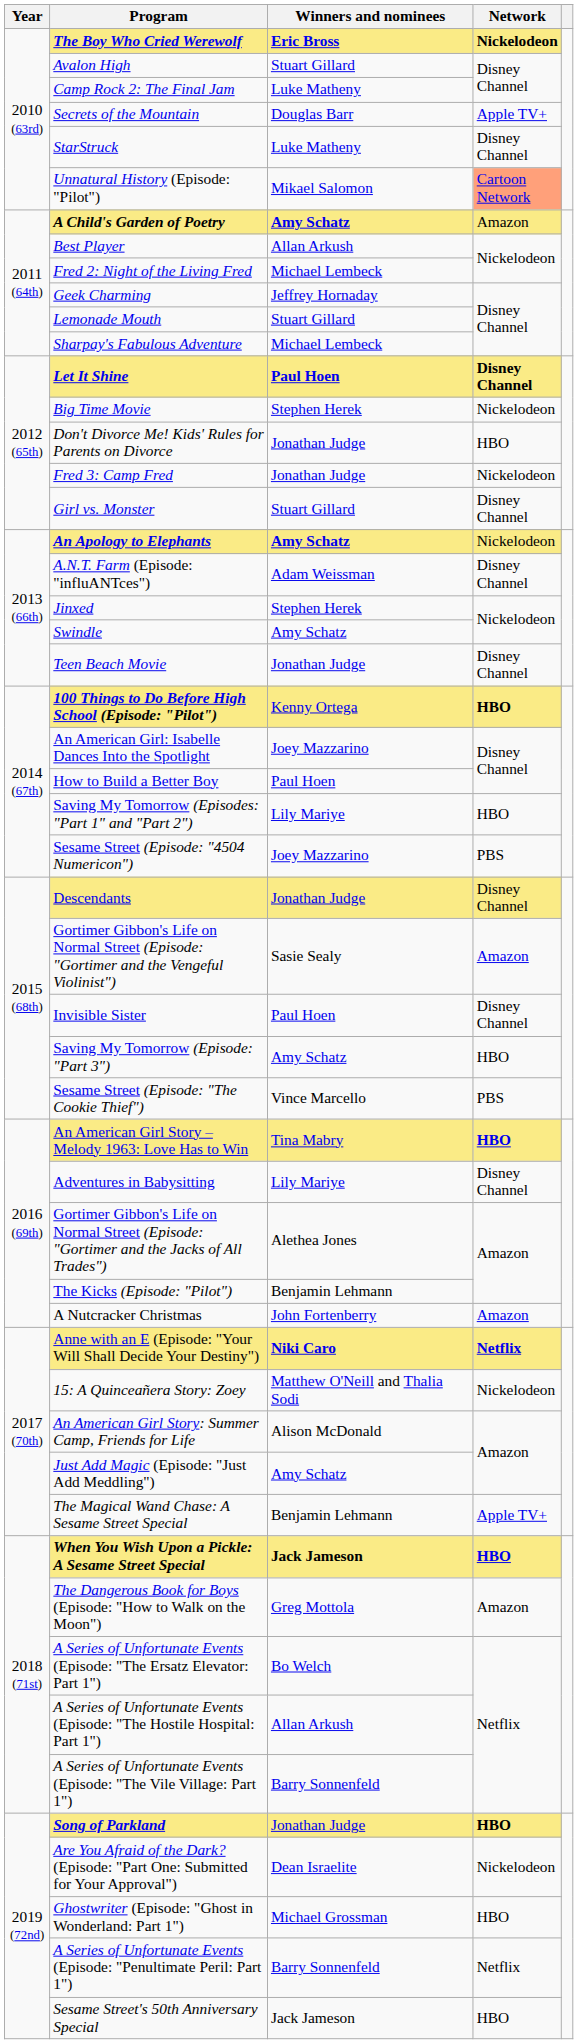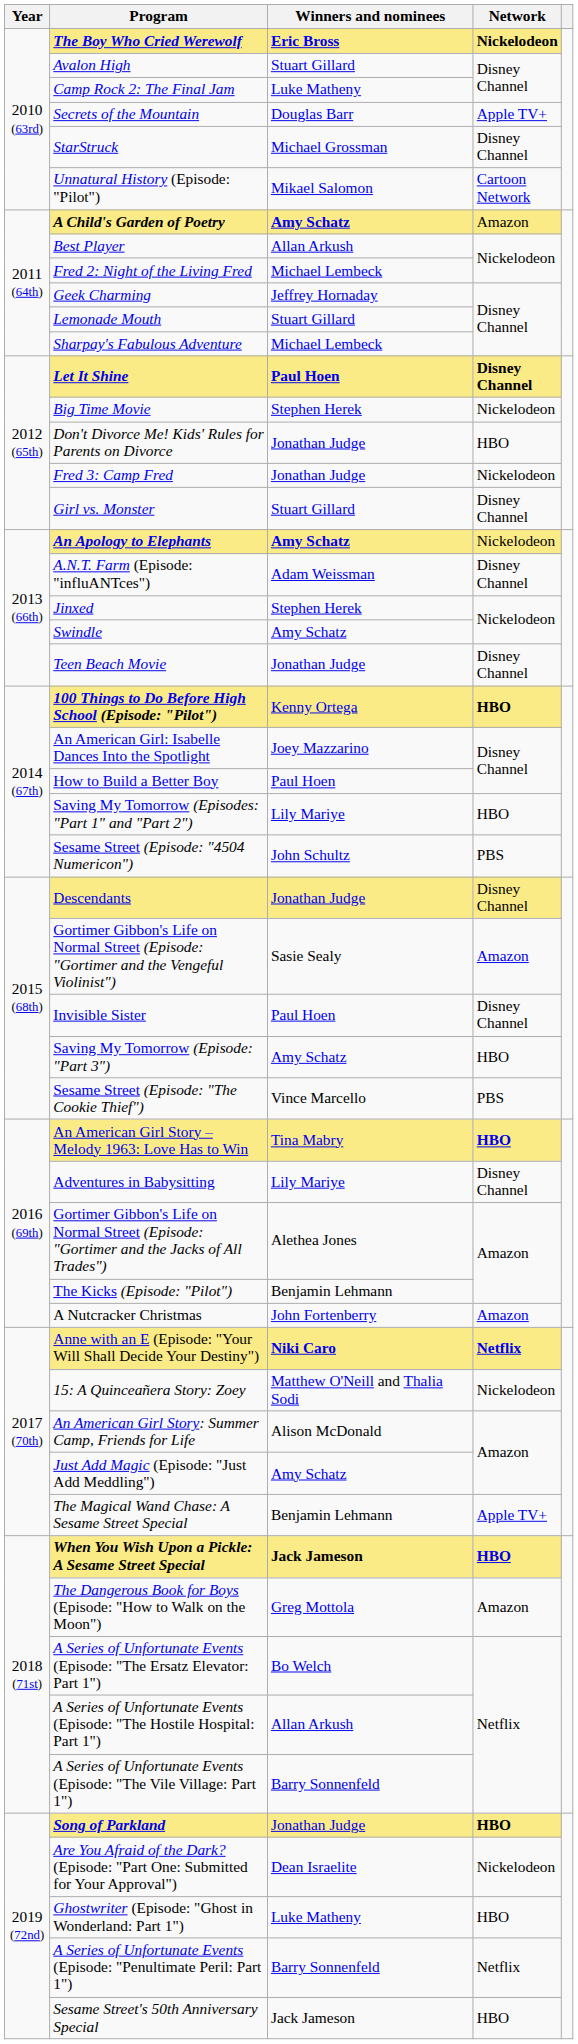(316, 147) Luke Matheny -> (329, 147) Michael Grossman
(504, 188) lightsalmon background -> (504, 188) no background
(320, 855) Joey Mazzarino -> (310, 855) John Schultz
(329, 1917) Michael Grossman -> (316, 1917) Luke Matheny
